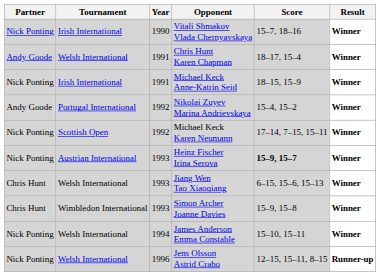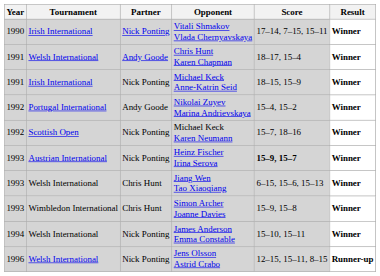columns swapped: (161, 12) <-> (30, 12)
(279, 32) 15–7, 18–16 -> (292, 32) 17–14, 7–15, 15–11
(292, 133) 17–14, 7–15, 15–11 -> (279, 133) 15–7, 18–16
